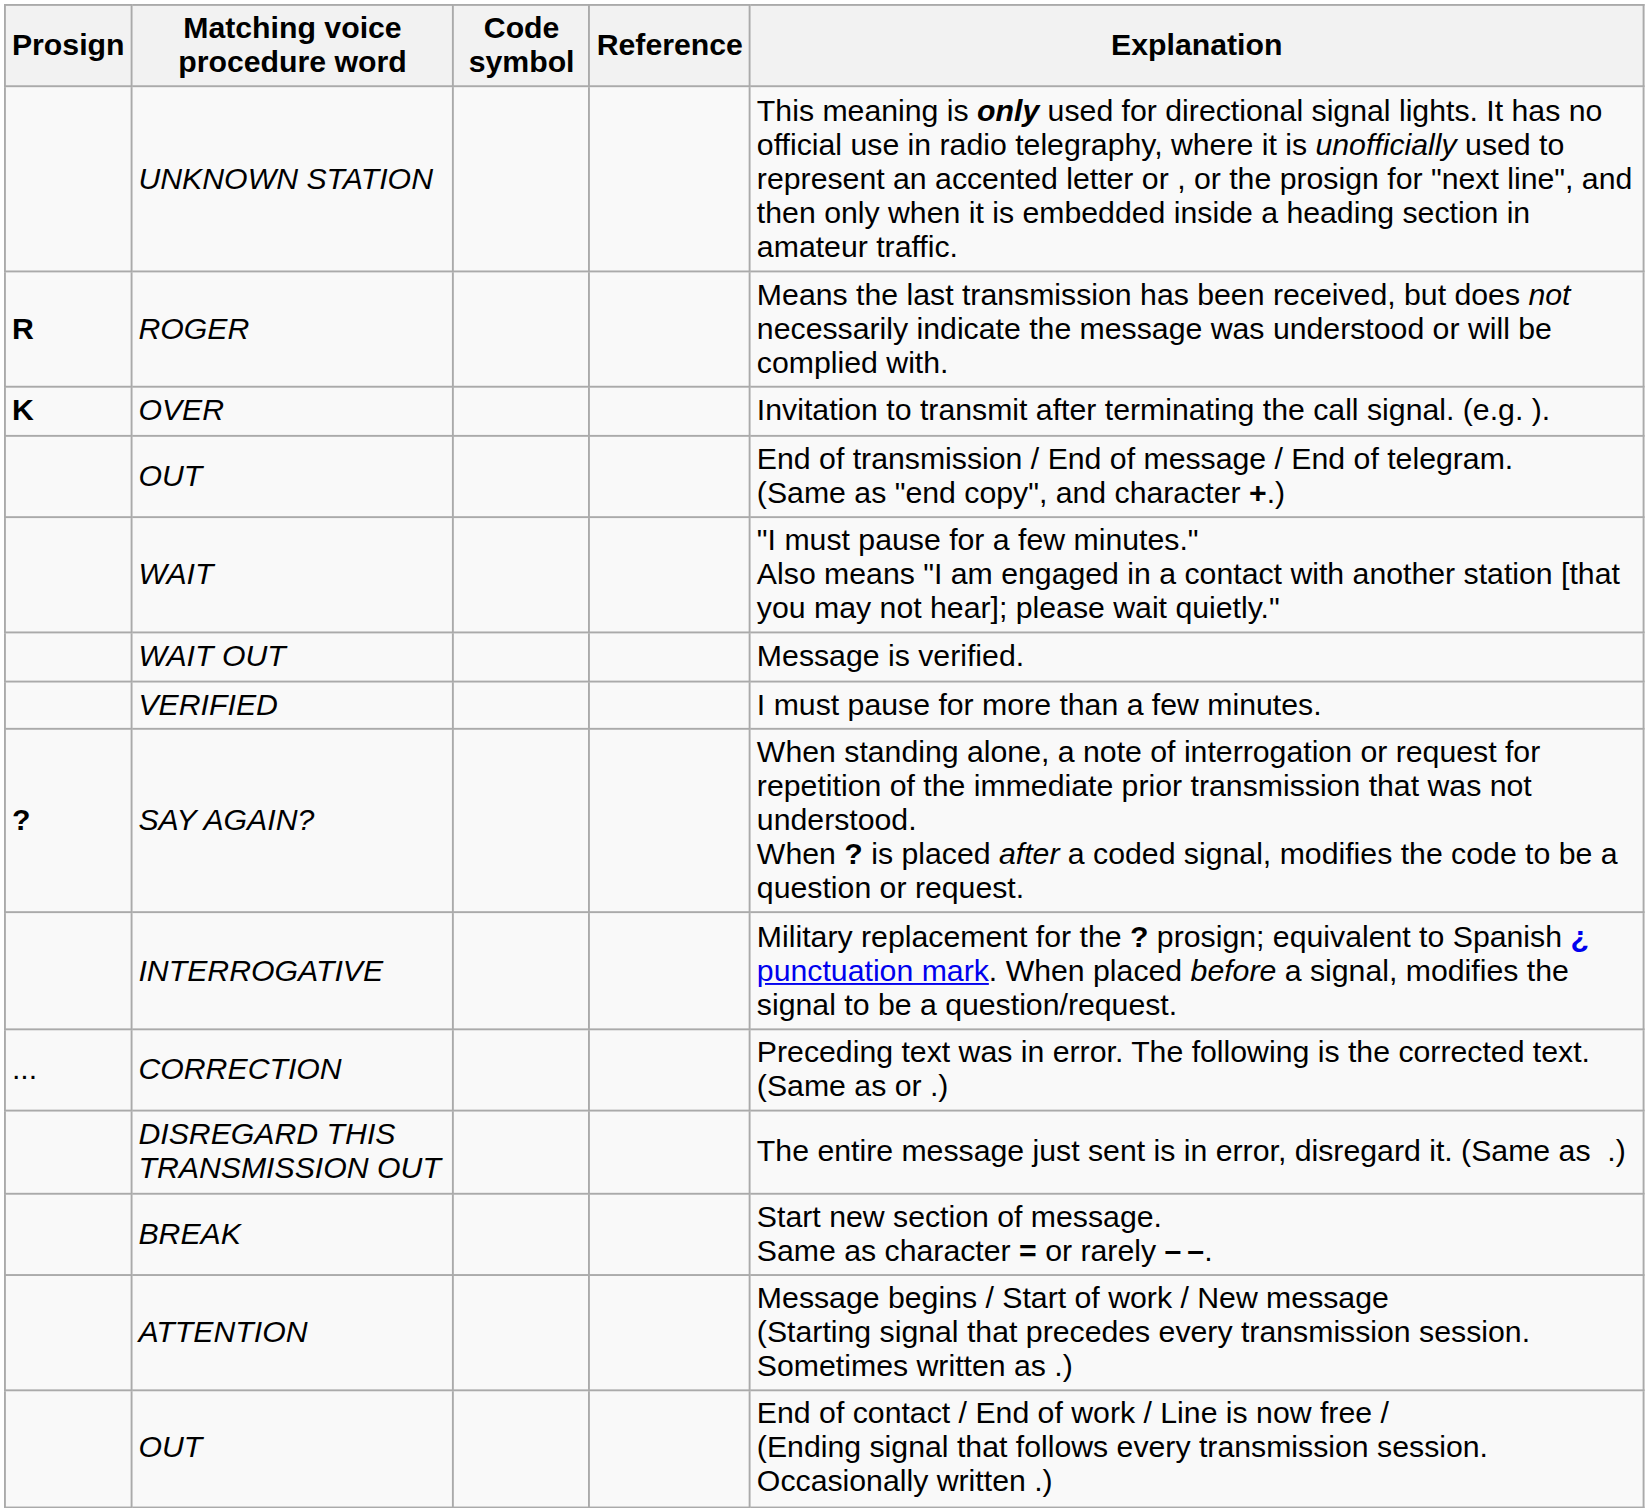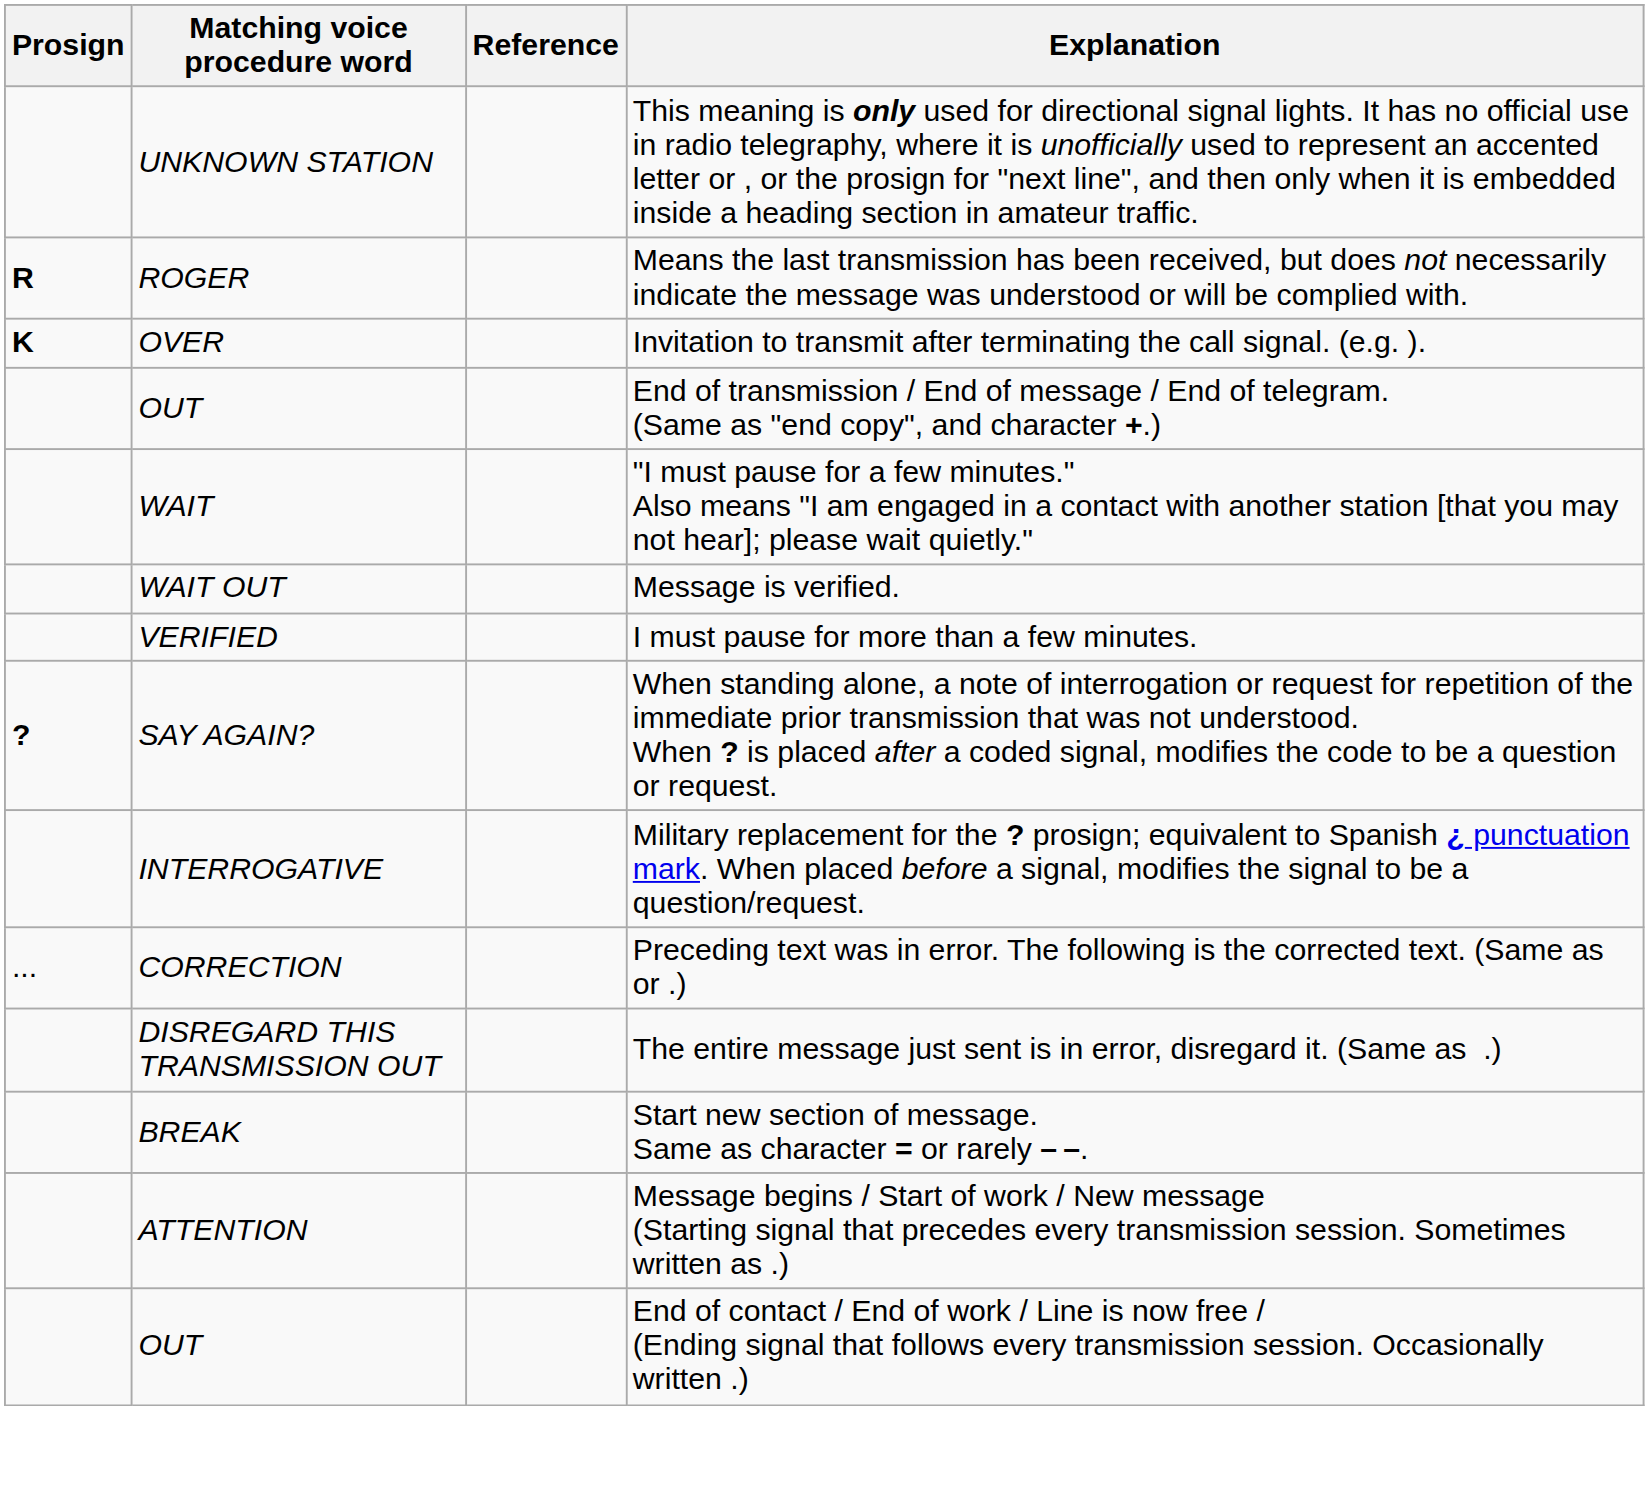- column: (522, 45)
